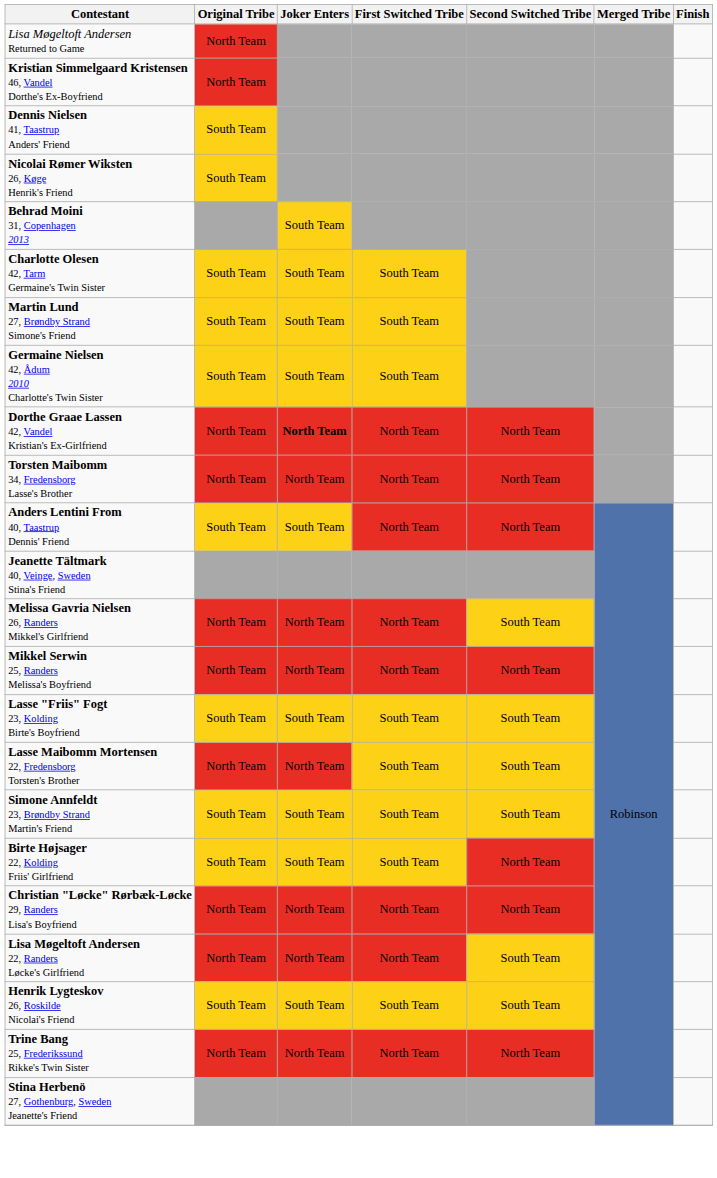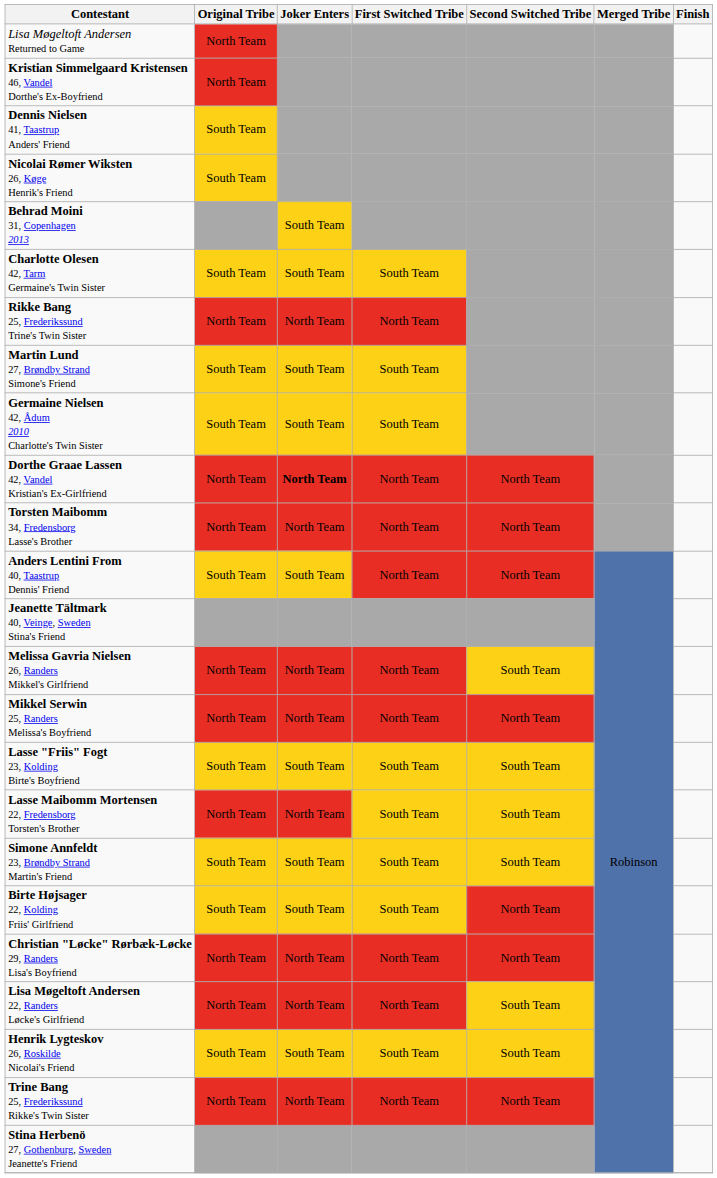+ row: (47, 321)
